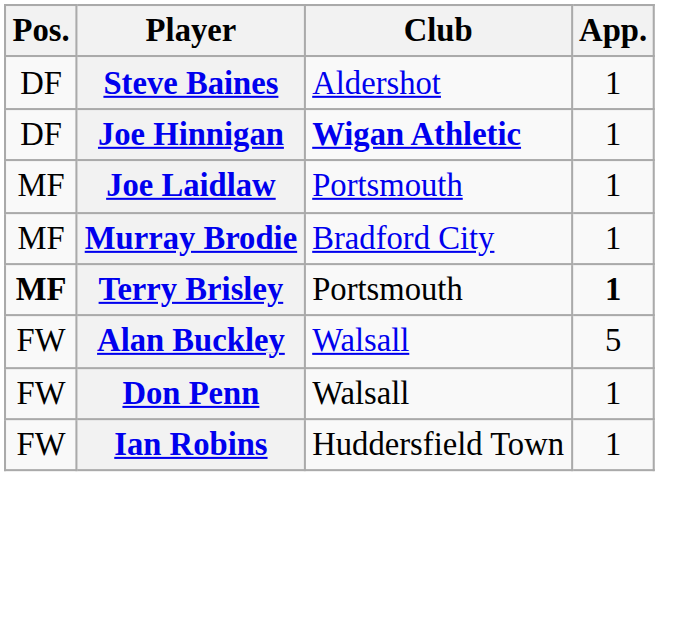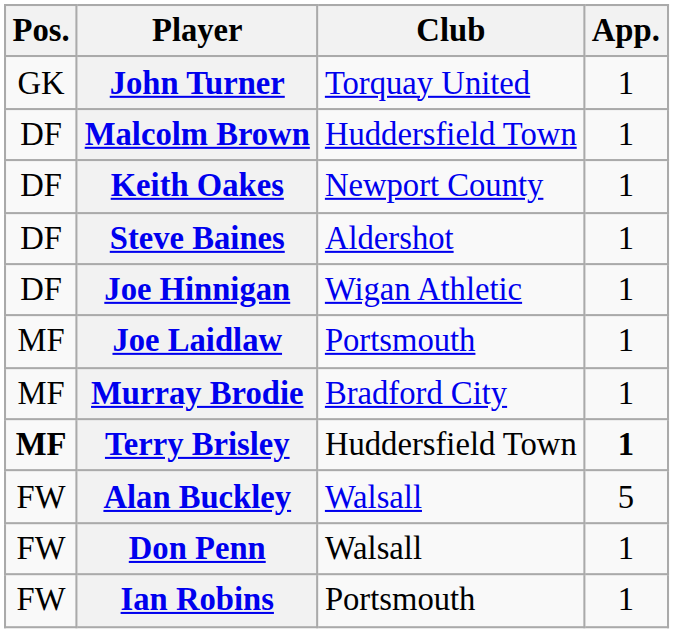+ row: (197, 82)
+ row: (197, 133)
+ row: (197, 185)
(417, 133) bold -> (423, 289) normal
(387, 289) Portsmouth -> (451, 444) Huddersfield Town
(438, 444) Huddersfield Town -> (400, 599) Portsmouth
